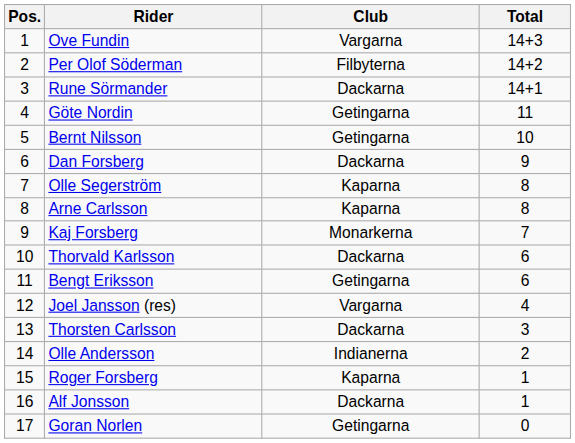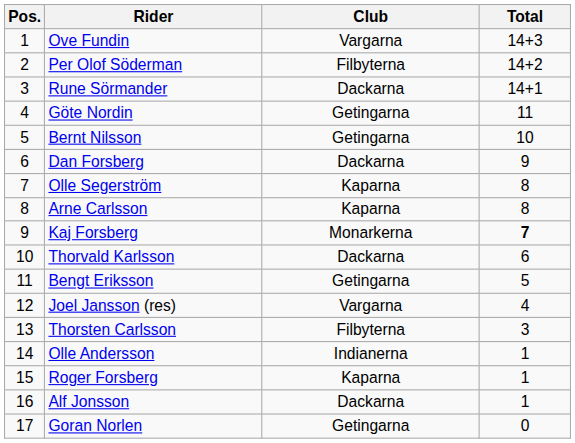(525, 233) normal -> (525, 233) bold
(525, 281) 6 -> (525, 281) 5
(371, 330) Dackarna -> (371, 330) Filbyterna
(525, 354) 2 -> (525, 354) 1
